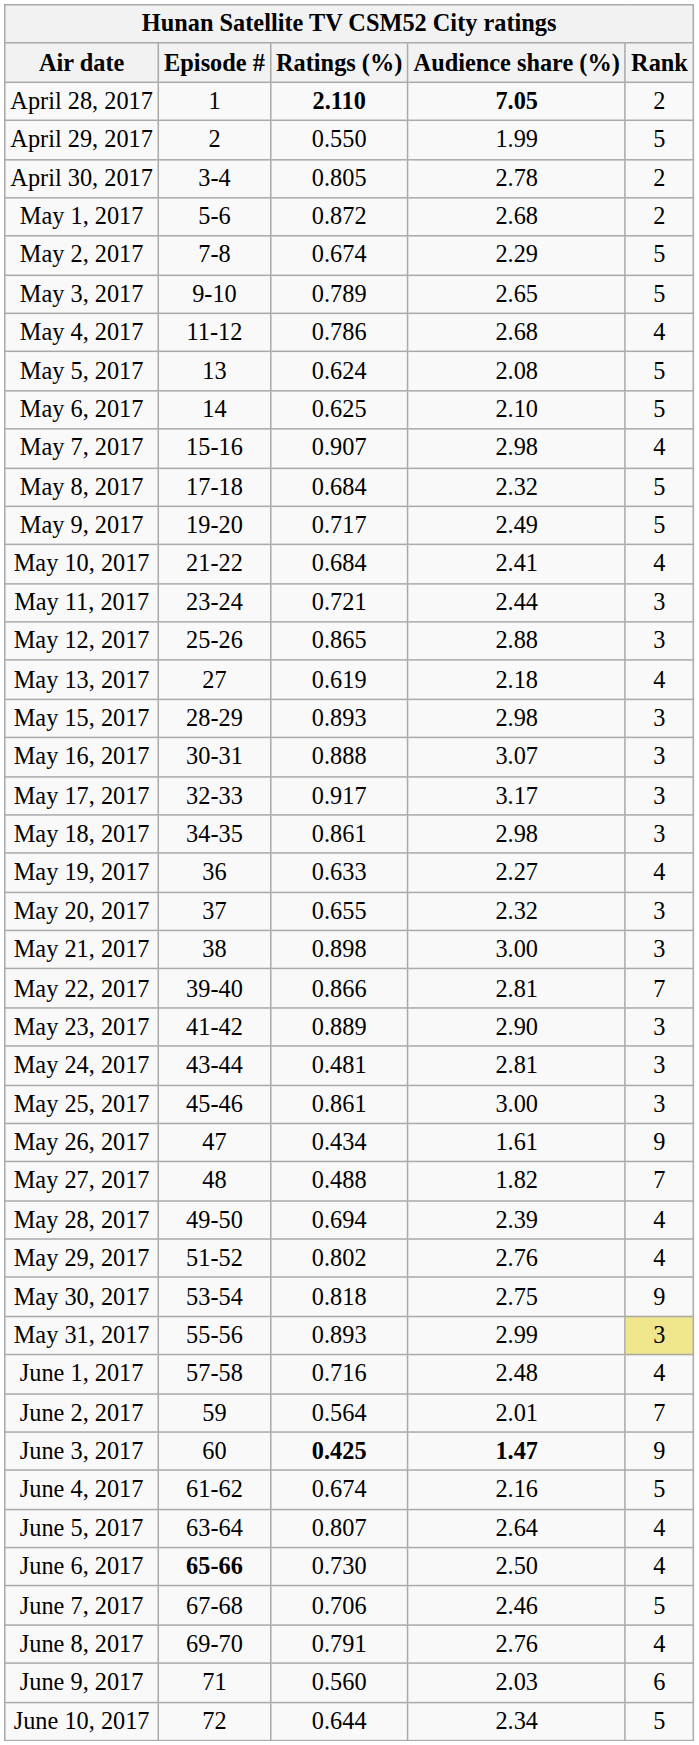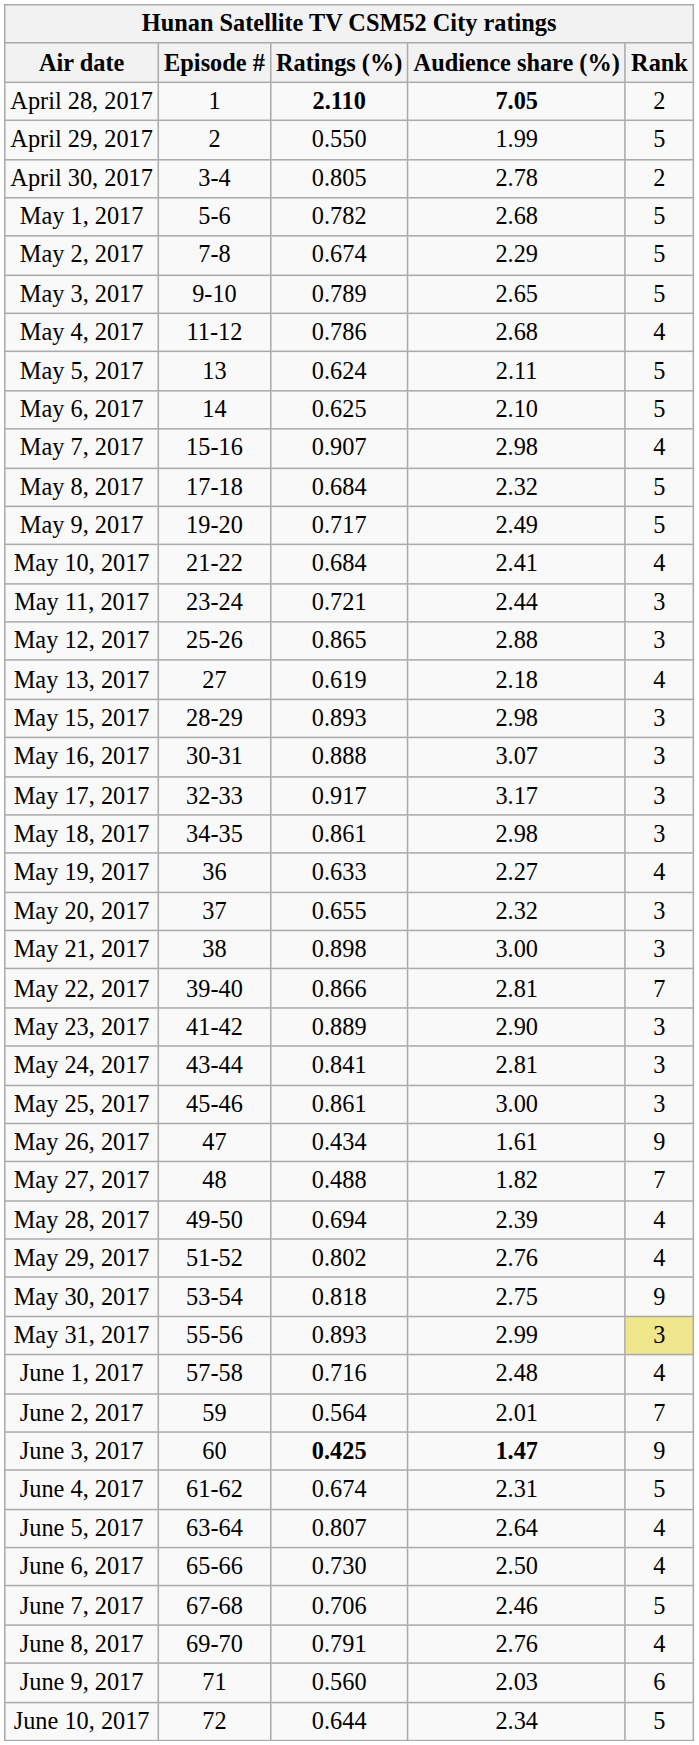(339, 216) 0.872 -> (339, 216) 0.782
(659, 216) 2 -> (659, 216) 5
(517, 370) 2.08 -> (517, 370) 2.11
(339, 1065) 0.481 -> (339, 1065) 0.841
(517, 1489) 2.16 -> (517, 1489) 2.31
(214, 1566) bold -> (214, 1566) normal
